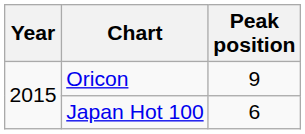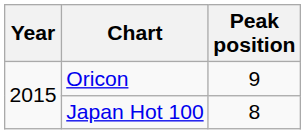(254, 111) 6 -> (254, 111) 8
